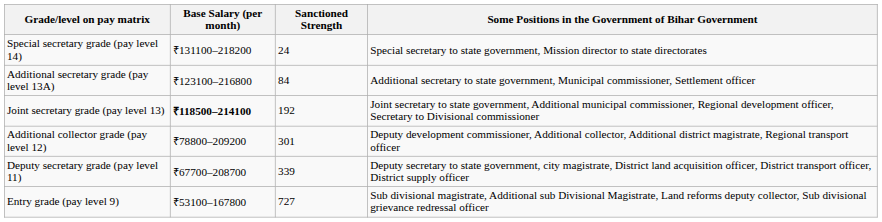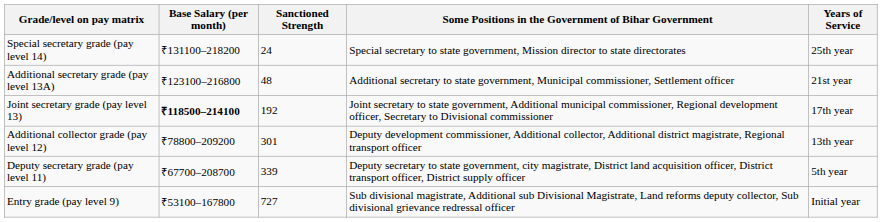+ column: (843, 19)
(284, 80) 84 -> (266, 80) 48
